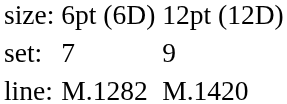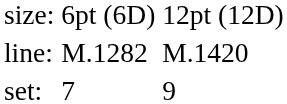rows swapped: (23, 53) <-> (28, 90)
